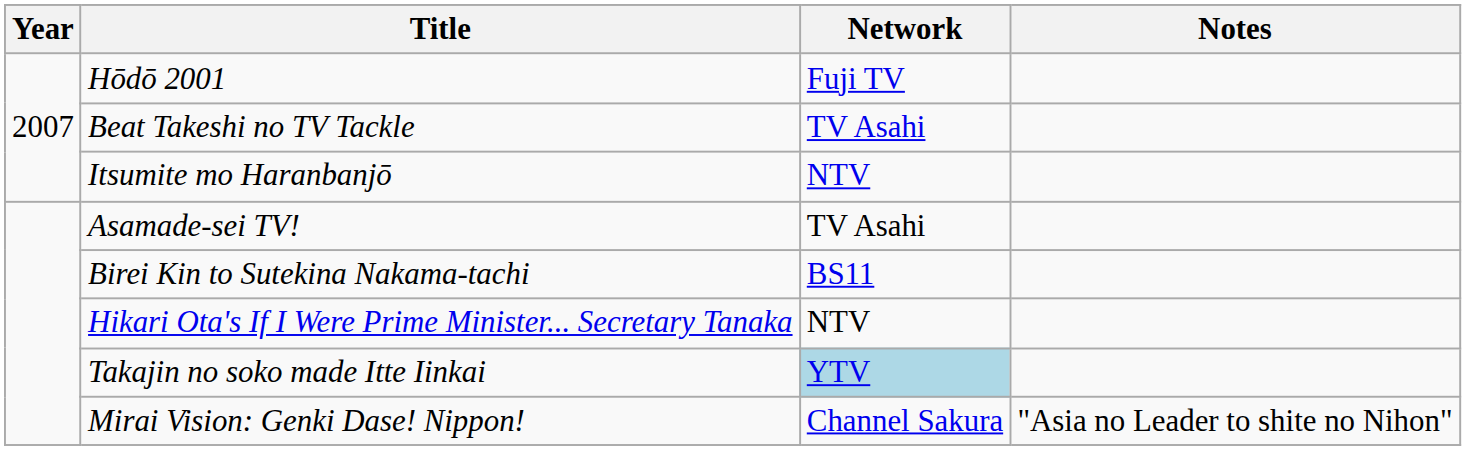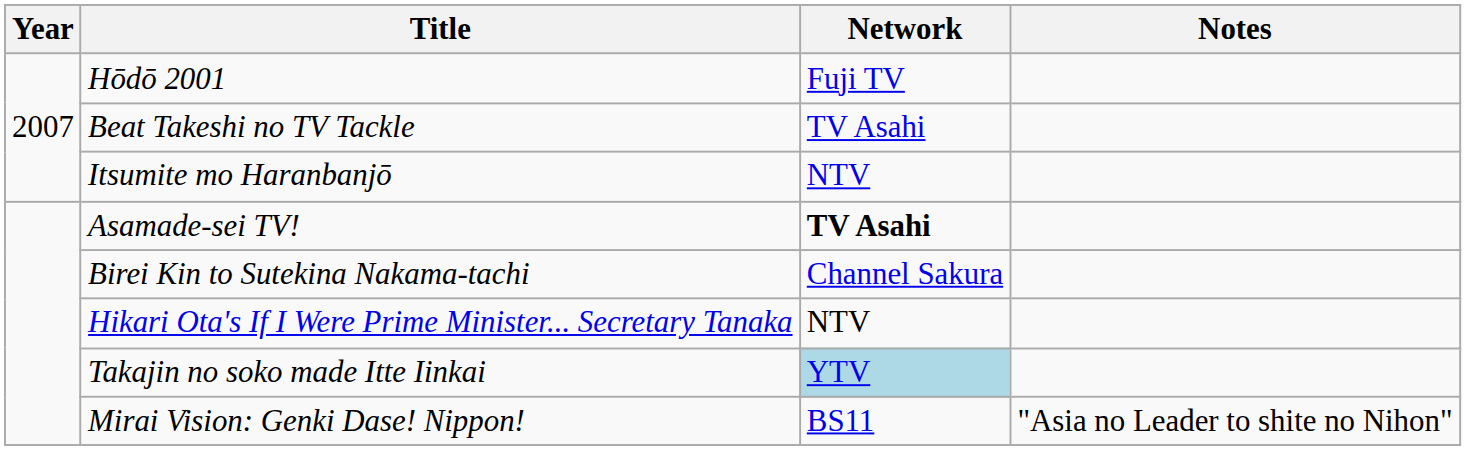(866, 224) normal -> (869, 224) bold
(841, 273) BS11 -> (905, 273) Channel Sakura
(905, 420) Channel Sakura -> (841, 420) BS11
